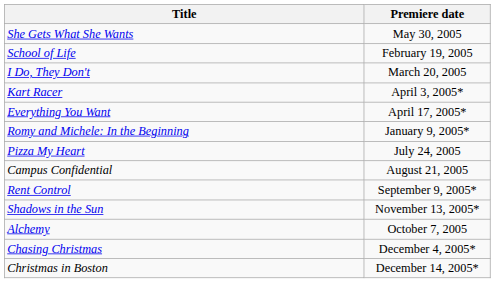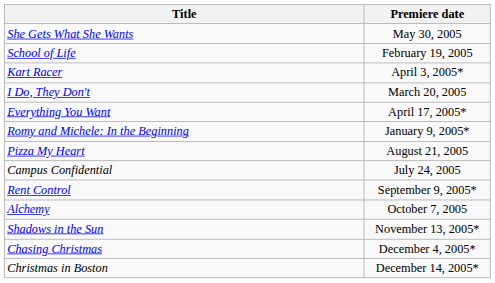rows swapped: (49, 72) <-> (35, 92)
(427, 151) July 24, 2005 -> (427, 151) August 21, 2005
(427, 170) August 21, 2005 -> (427, 170) July 24, 2005
rows swapped: (28, 229) <-> (55, 209)
